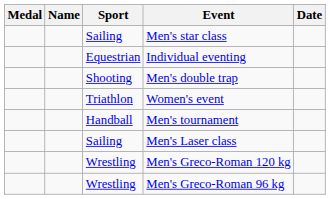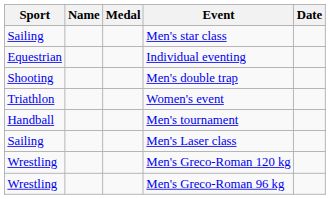columns swapped: (25, 15) <-> (113, 15)
